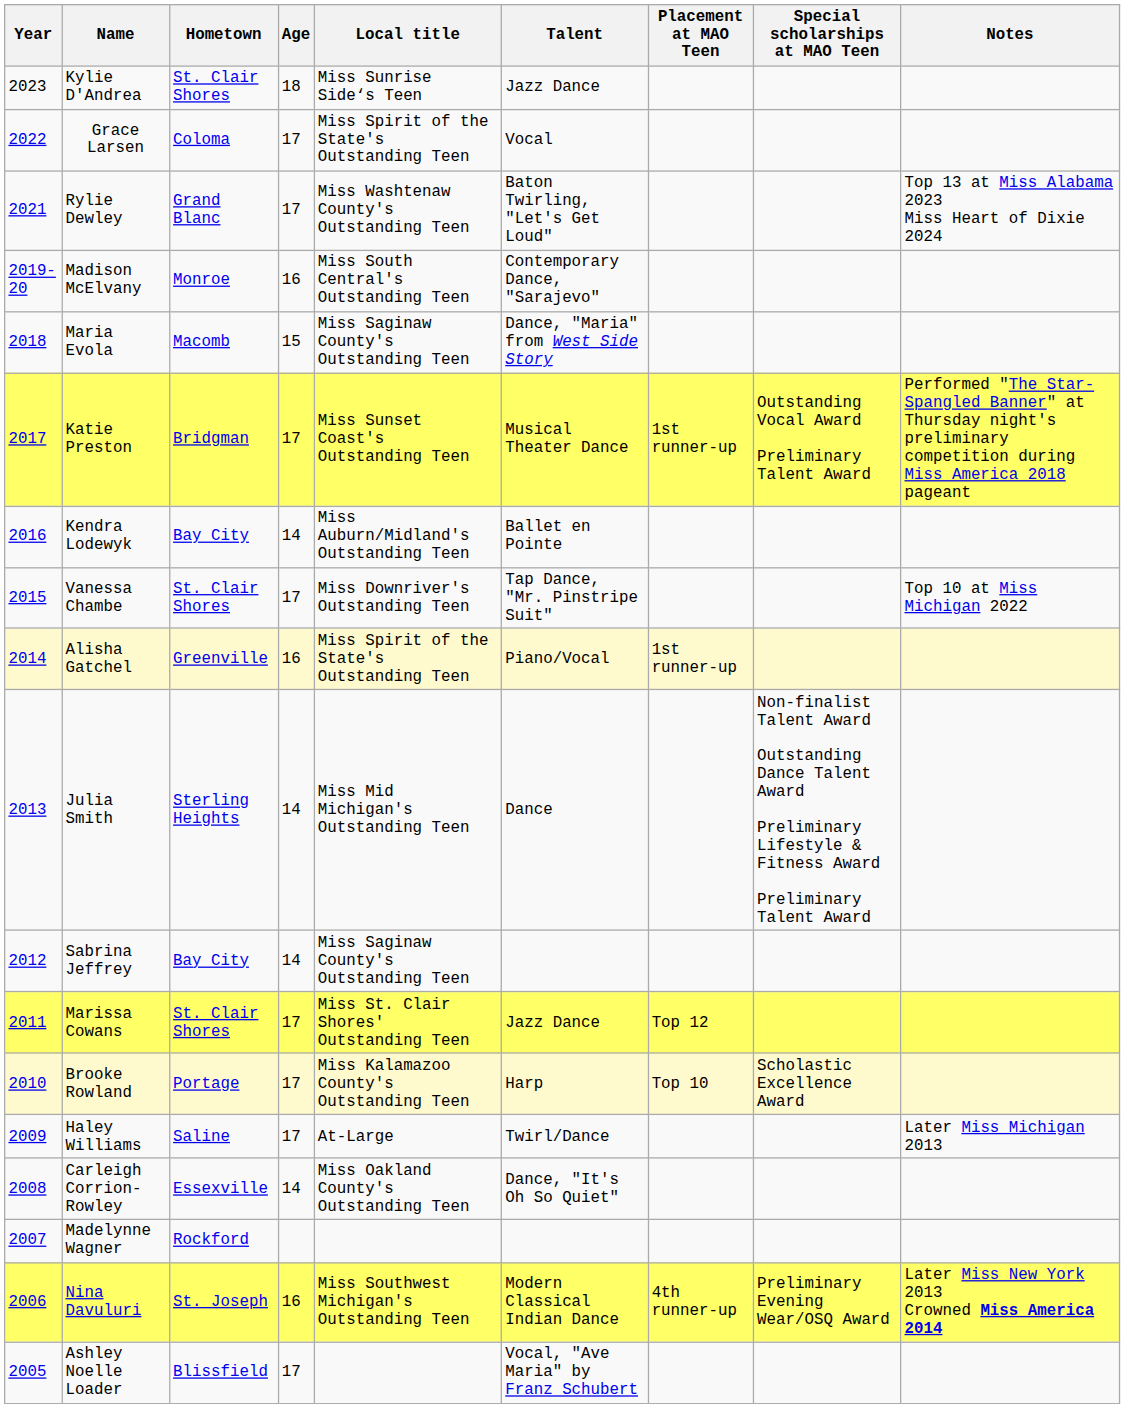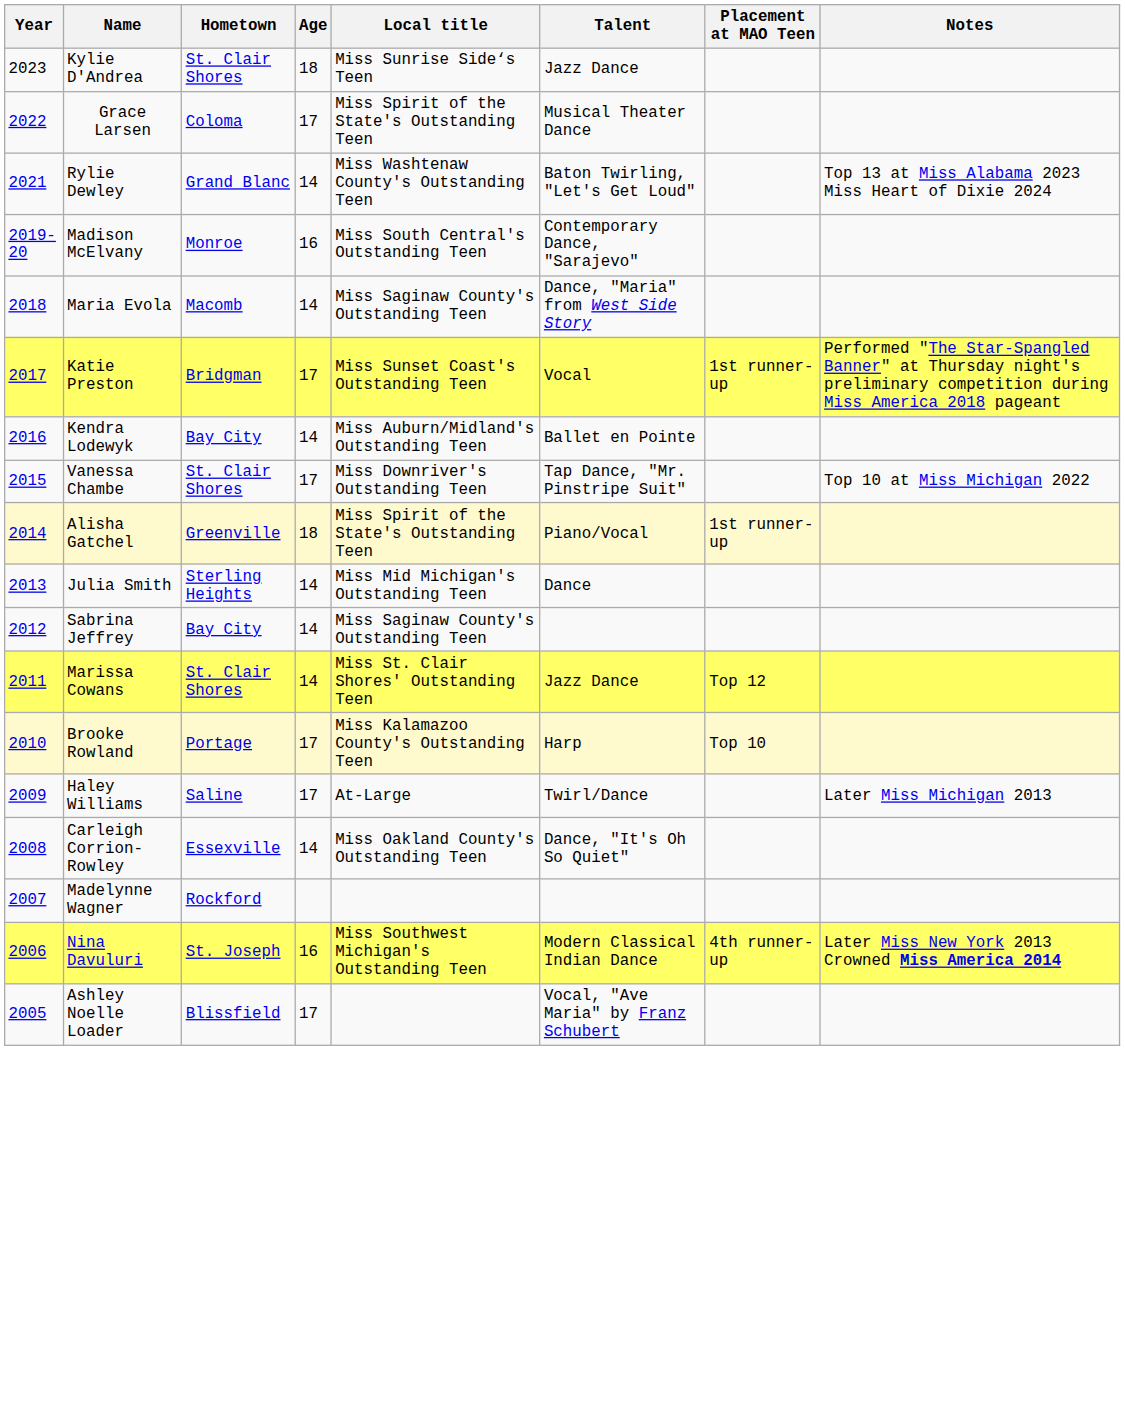- column: (827, 36)
(529, 140) Vocal -> (615, 123) Musical Theater Dance
(291, 211) 17 -> (309, 184) 14
(291, 342) 15 -> (309, 307) 14
(567, 440) Musical Theater Dance -> (568, 377) Vocal
(291, 660) 16 -> (309, 534) 18
(291, 1023) 17 -> (309, 682) 14
